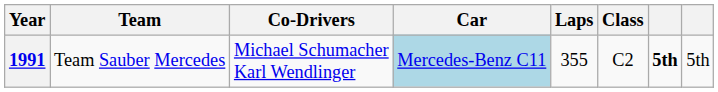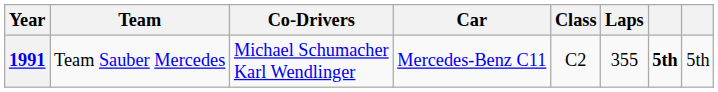columns swapped: (623, 19) <-> (574, 19)
(472, 60) lightblue background -> (472, 60) no background
